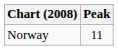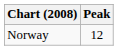(97, 34) 11 -> (97, 34) 12
